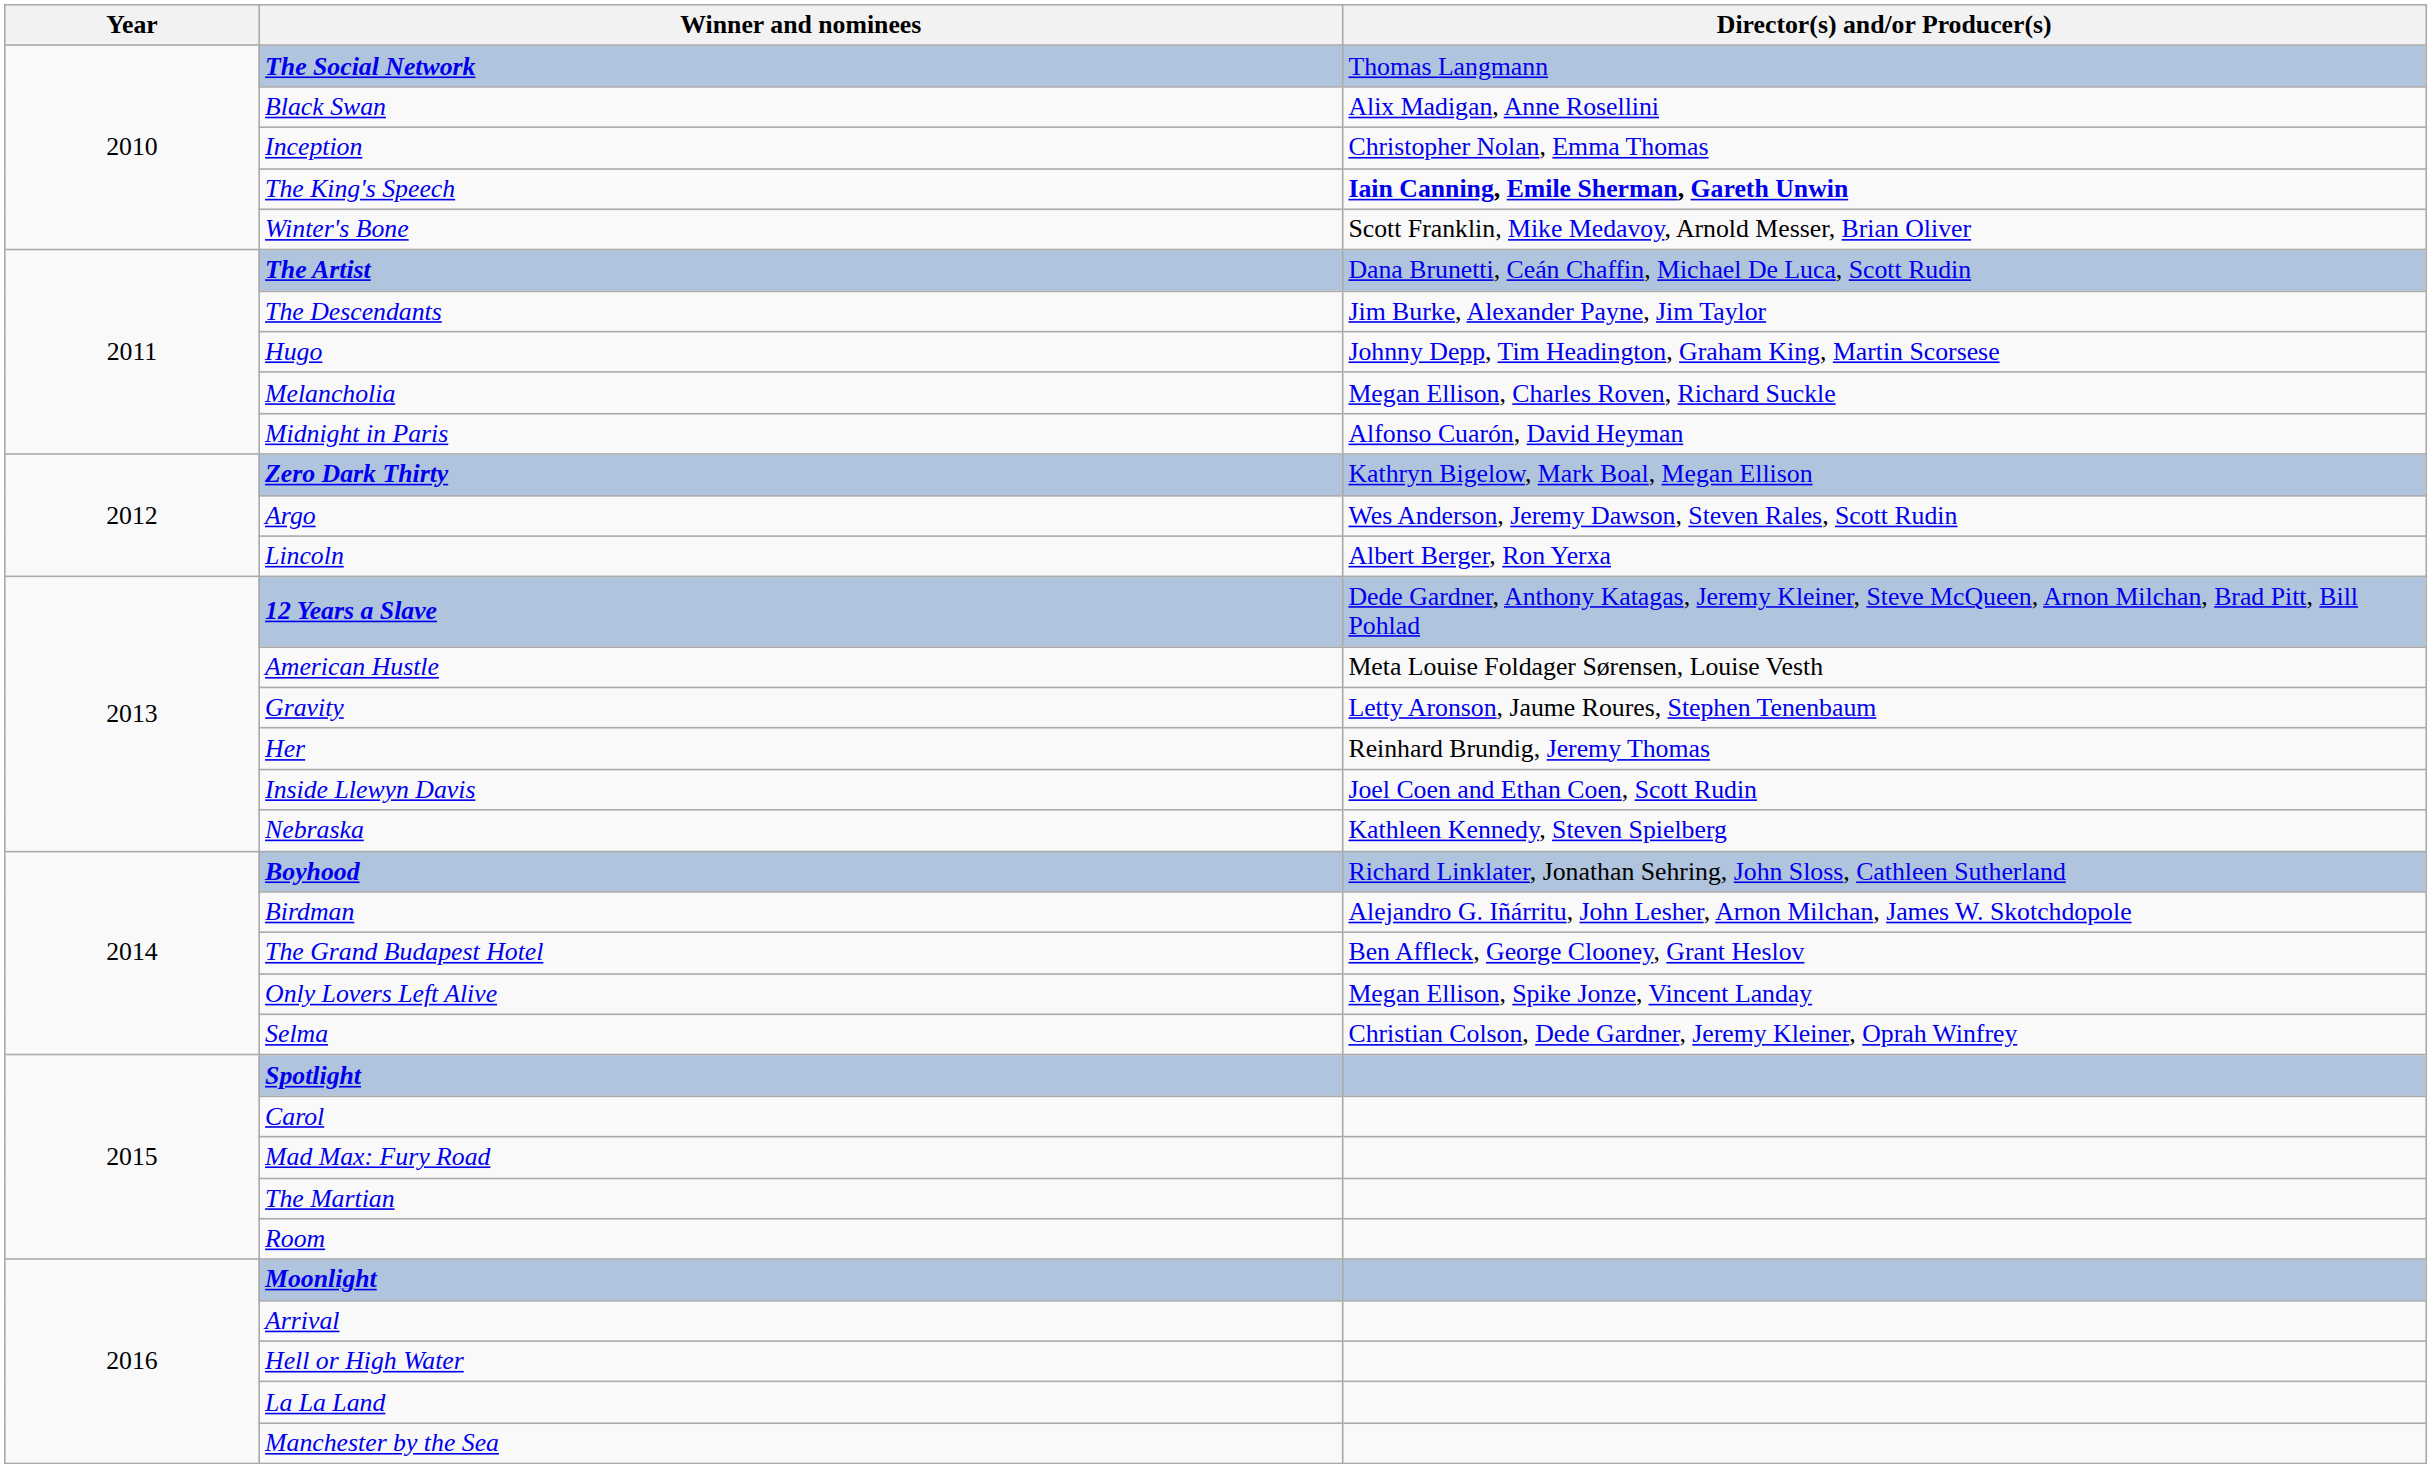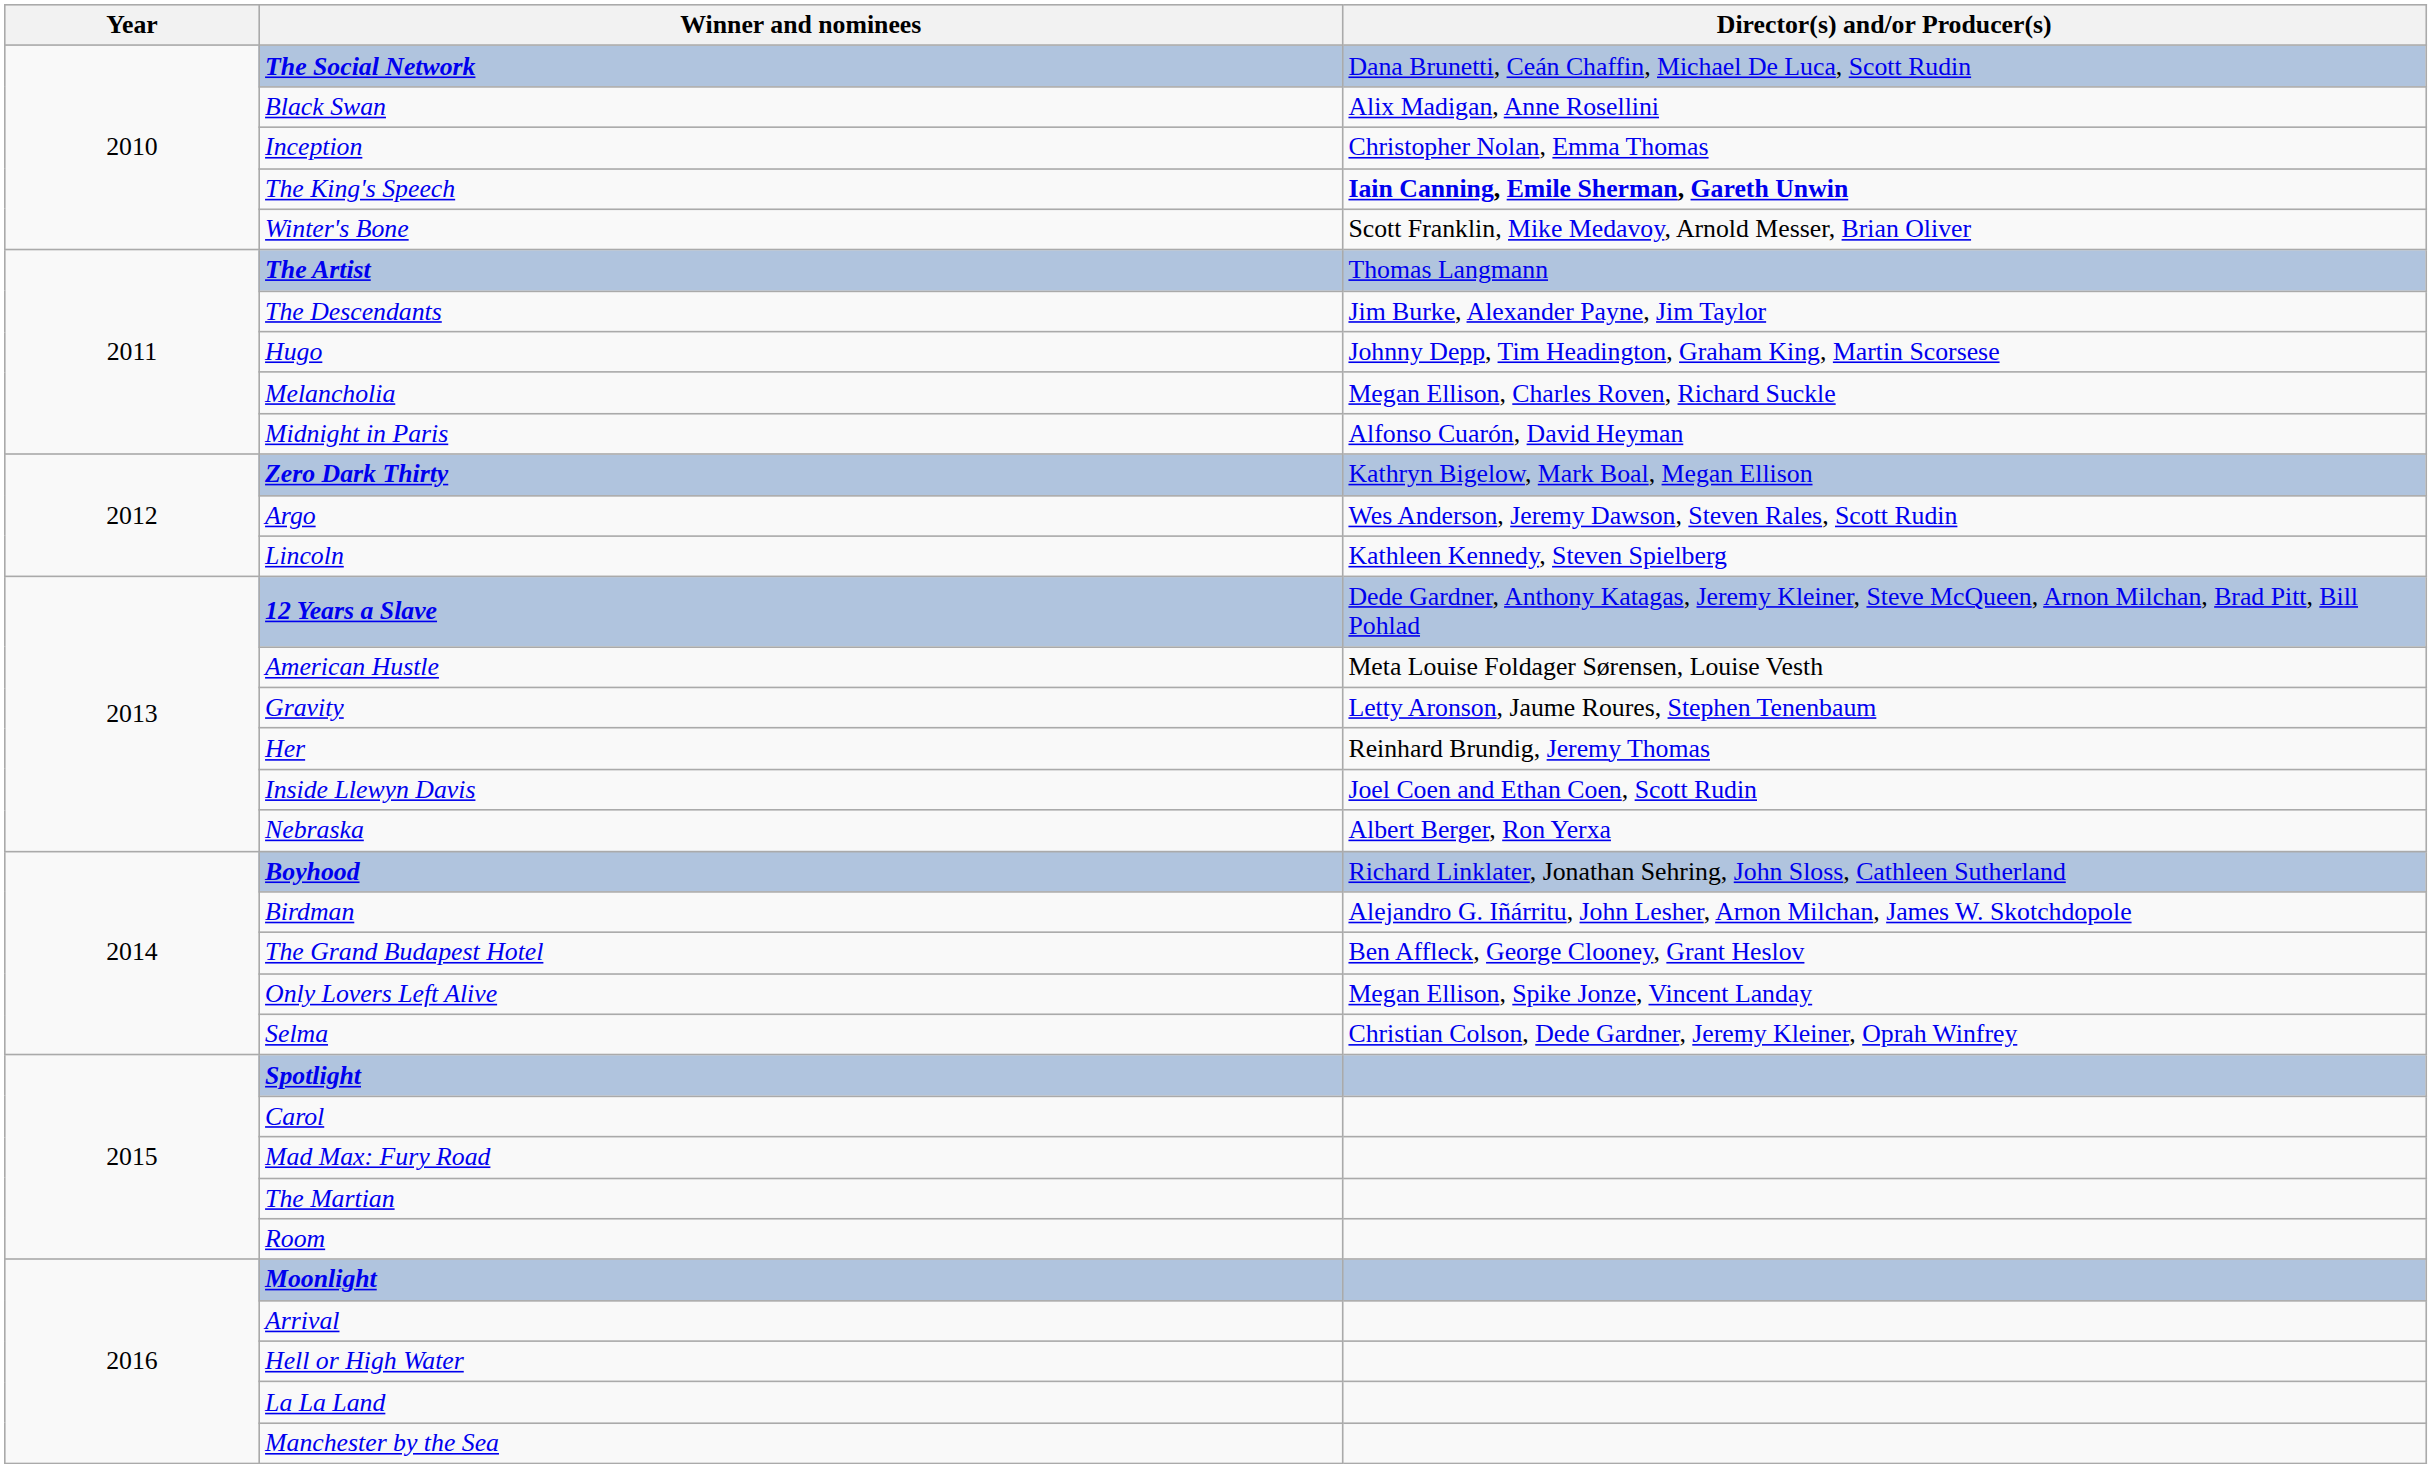(1448, 65) Thomas Langmann -> (1660, 65) Dana Brunetti, Ceán Chaffin, Michael De Luca, Scott Rudin
(1660, 270) Dana Brunetti, Ceán Chaffin, Michael De Luca, Scott Rudin -> (1448, 270) Thomas Langmann
(1480, 556) Albert Berger, Ron Yerxa -> (1538, 556) Kathleen Kennedy, Steven Spielberg
(1538, 830) Kathleen Kennedy, Steven Spielberg -> (1480, 830) Albert Berger, Ron Yerxa
